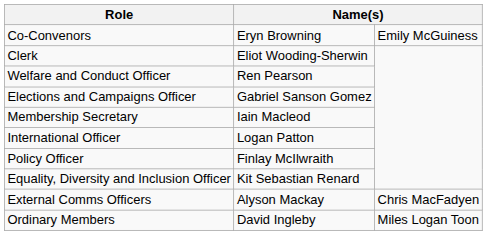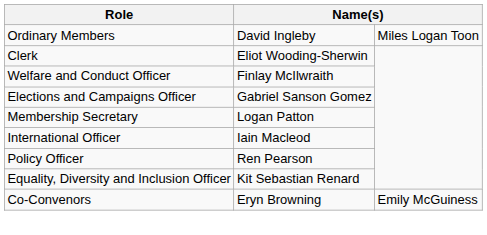rows swapped: (49, 35) <-> (61, 220)
(275, 76) Ren Pearson -> (285, 76) Finlay McIlwraith
(274, 117) Iain Macleod -> (275, 117) Logan Patton
(275, 138) Logan Patton -> (274, 138) Iain Macleod
(285, 158) Finlay McIlwraith -> (275, 158) Ren Pearson
- row: (79, 199)
